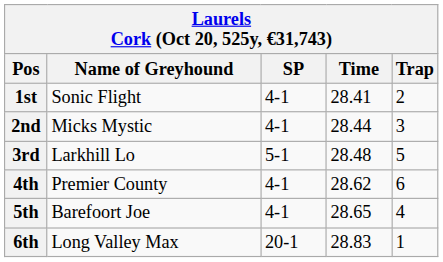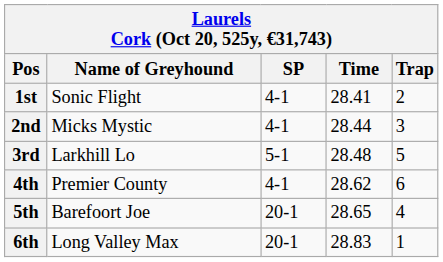(277, 213) 4-1 -> (282, 213) 20-1
